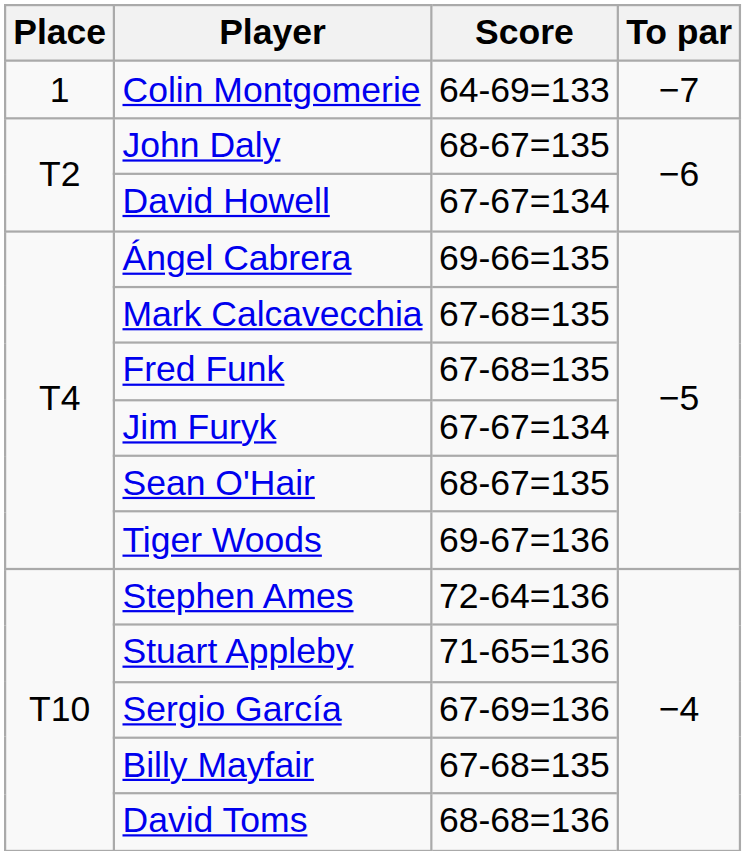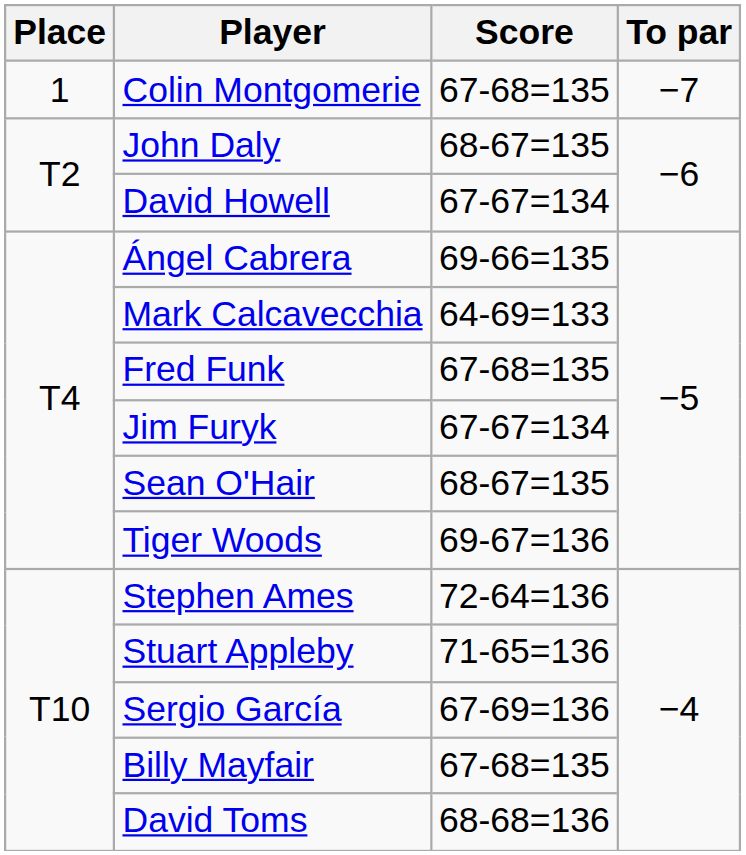(524, 88) 64-69=133 -> (524, 88) 67-68=135
(524, 314) 67-68=135 -> (524, 314) 64-69=133
